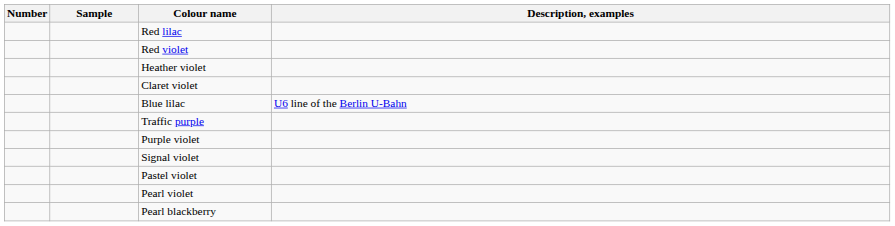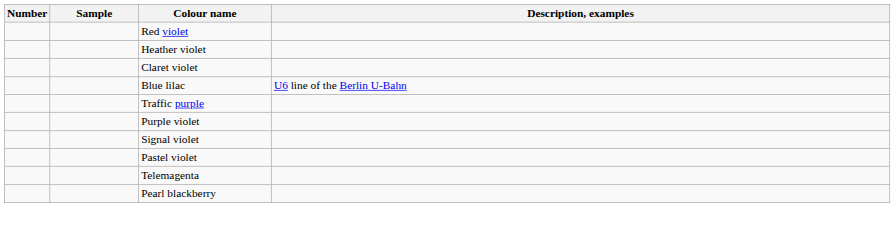- row: (161, 31)
+ row: (170, 175)
- row: (167, 193)
